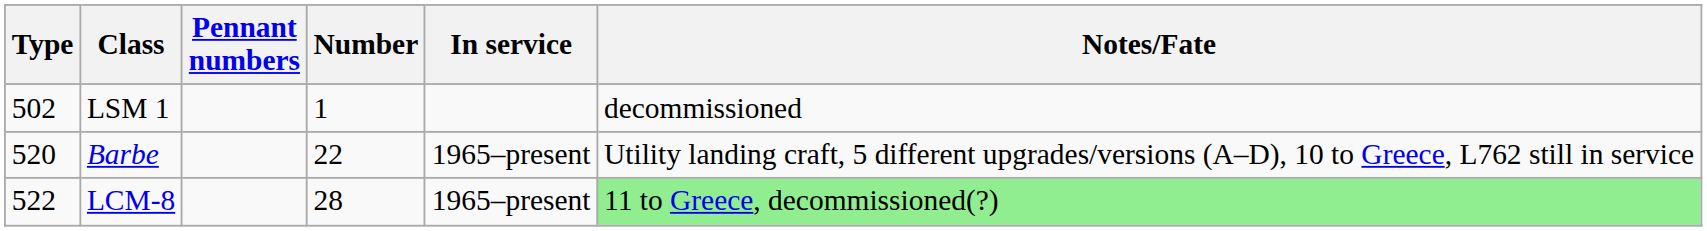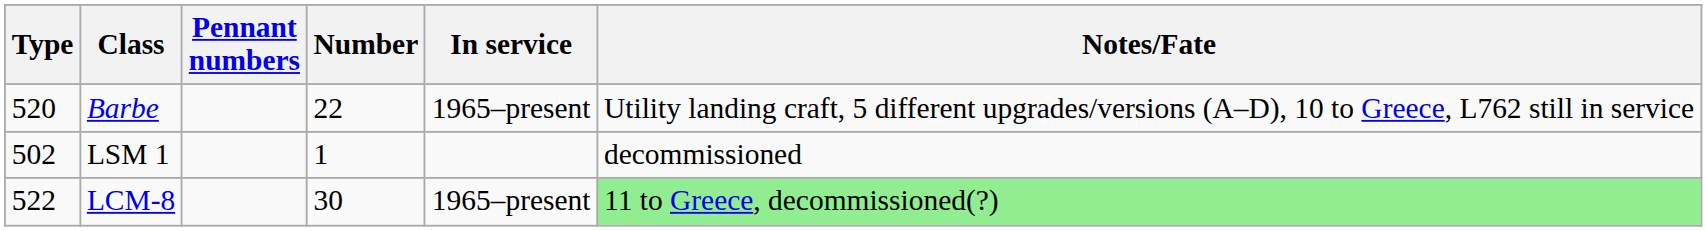rows swapped: (128, 107) <-> (123, 154)
(328, 201) 28 -> (328, 201) 30
